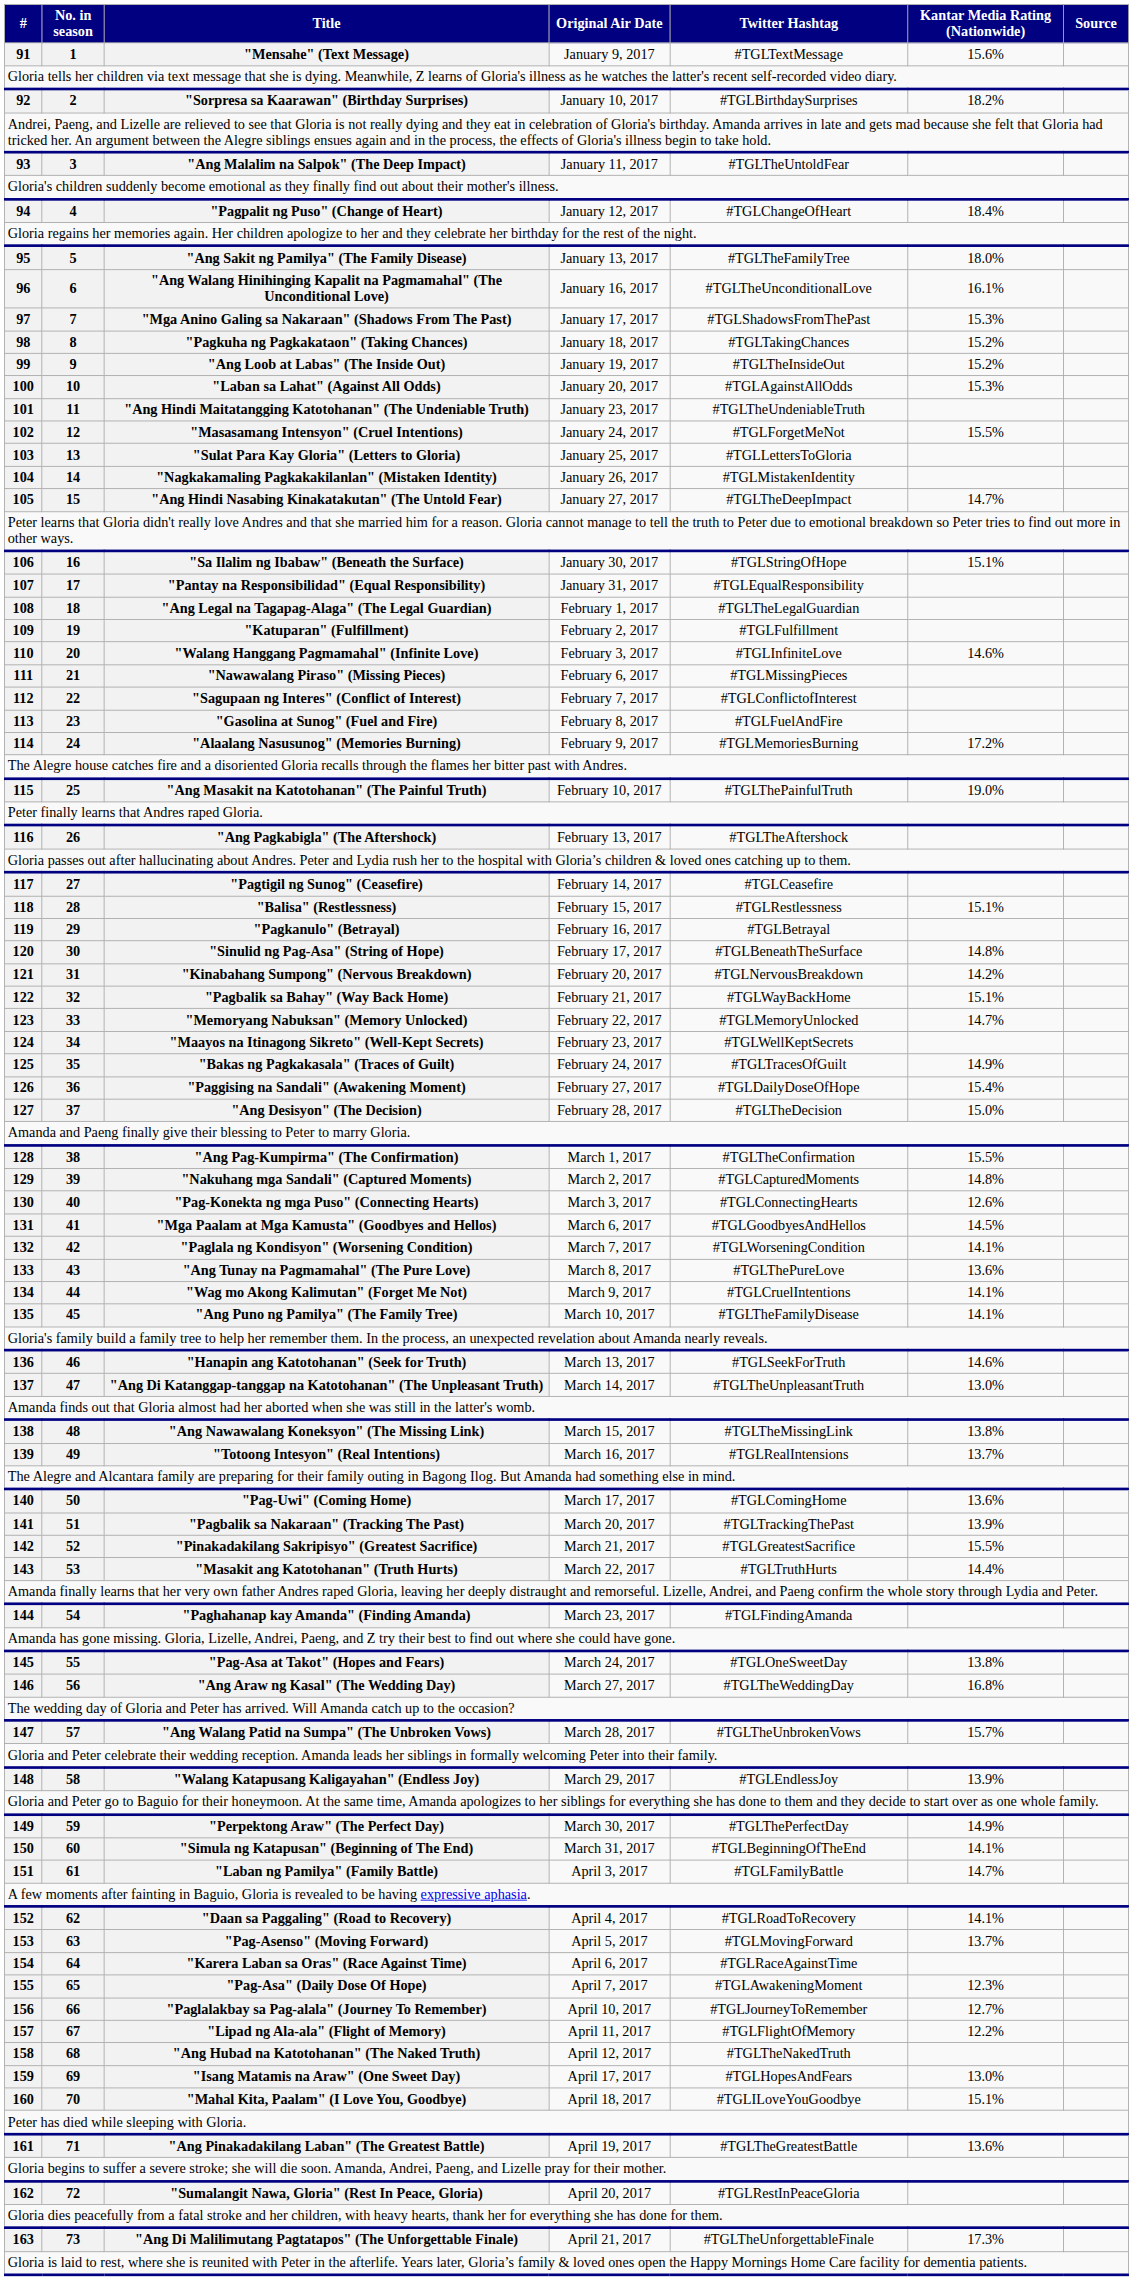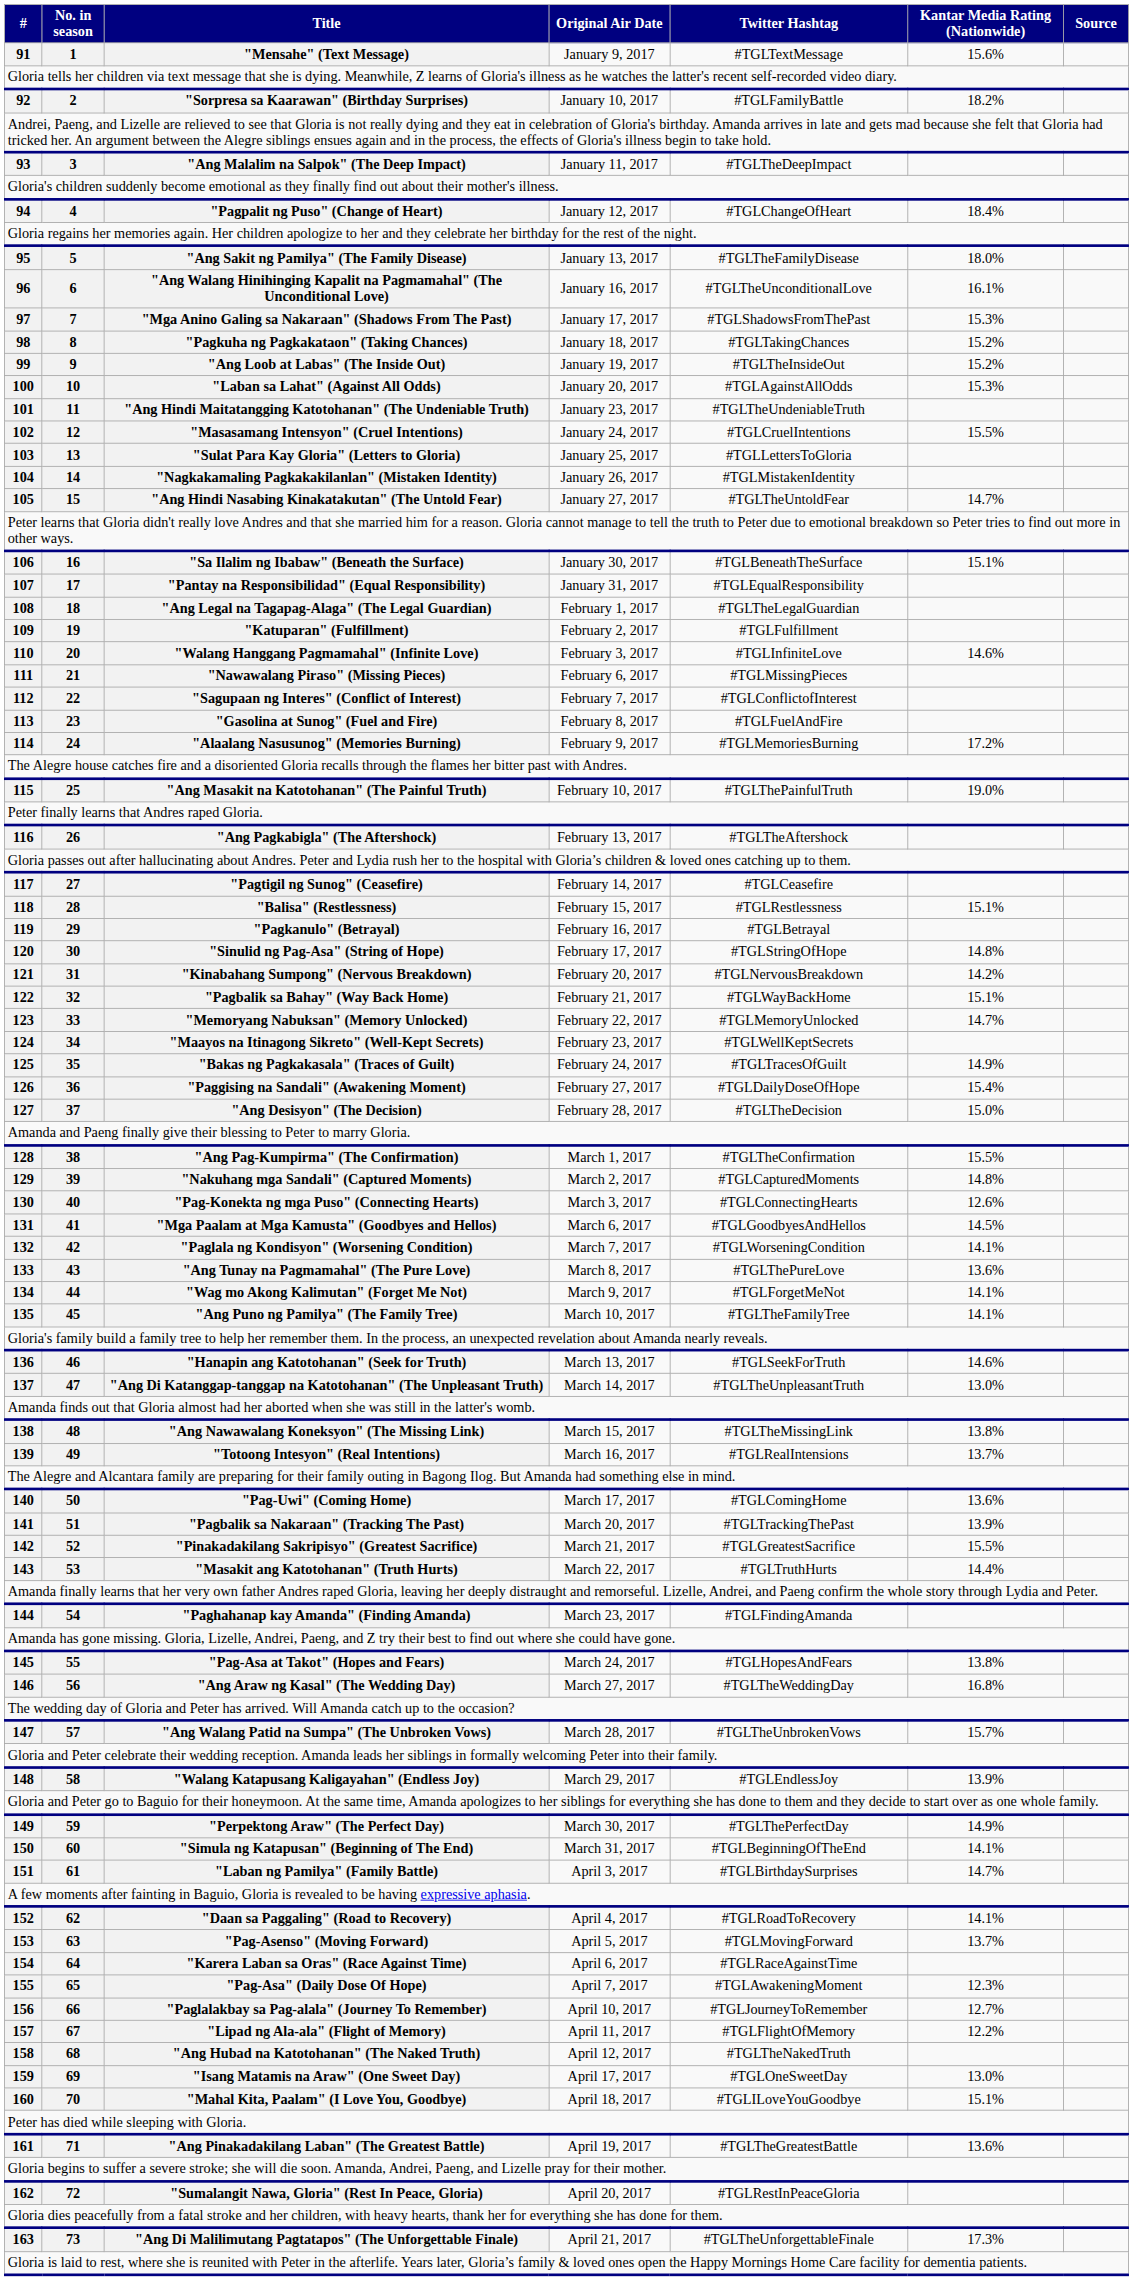(789, 101) #TGLBirthdaySurprises -> (789, 101) #TGLFamilyBattle
(789, 164) #TGLTheUntoldFear -> (789, 164) #TGLTheDeepImpact
(789, 258) #TGLTheFamilyTree -> (789, 258) #TGLTheFamilyDisease
(789, 432) #TGLForgetMeNot -> (789, 432) #TGLCruelIntentions
(789, 500) #TGLTheDeepImpact -> (789, 500) #TGLTheUntoldFear
(789, 563) #TGLStringOfHope -> (789, 563) #TGLBeneathTheSurface
(789, 952) #TGLBeneathTheSurface -> (789, 952) #TGLStringOfHope
(789, 1292) #TGLCruelIntentions -> (789, 1292) #TGLForgetMeNot
(789, 1315) #TGLTheFamilyDisease -> (789, 1315) #TGLTheFamilyTree
(789, 1663) #TGLOneSweetDay -> (789, 1663) #TGLHopesAndFears
(789, 1871) #TGLFamilyBattle -> (789, 1871) #TGLBirthdaySurprises
(789, 2076) #TGLHopesAndFears -> (789, 2076) #TGLOneSweetDay
